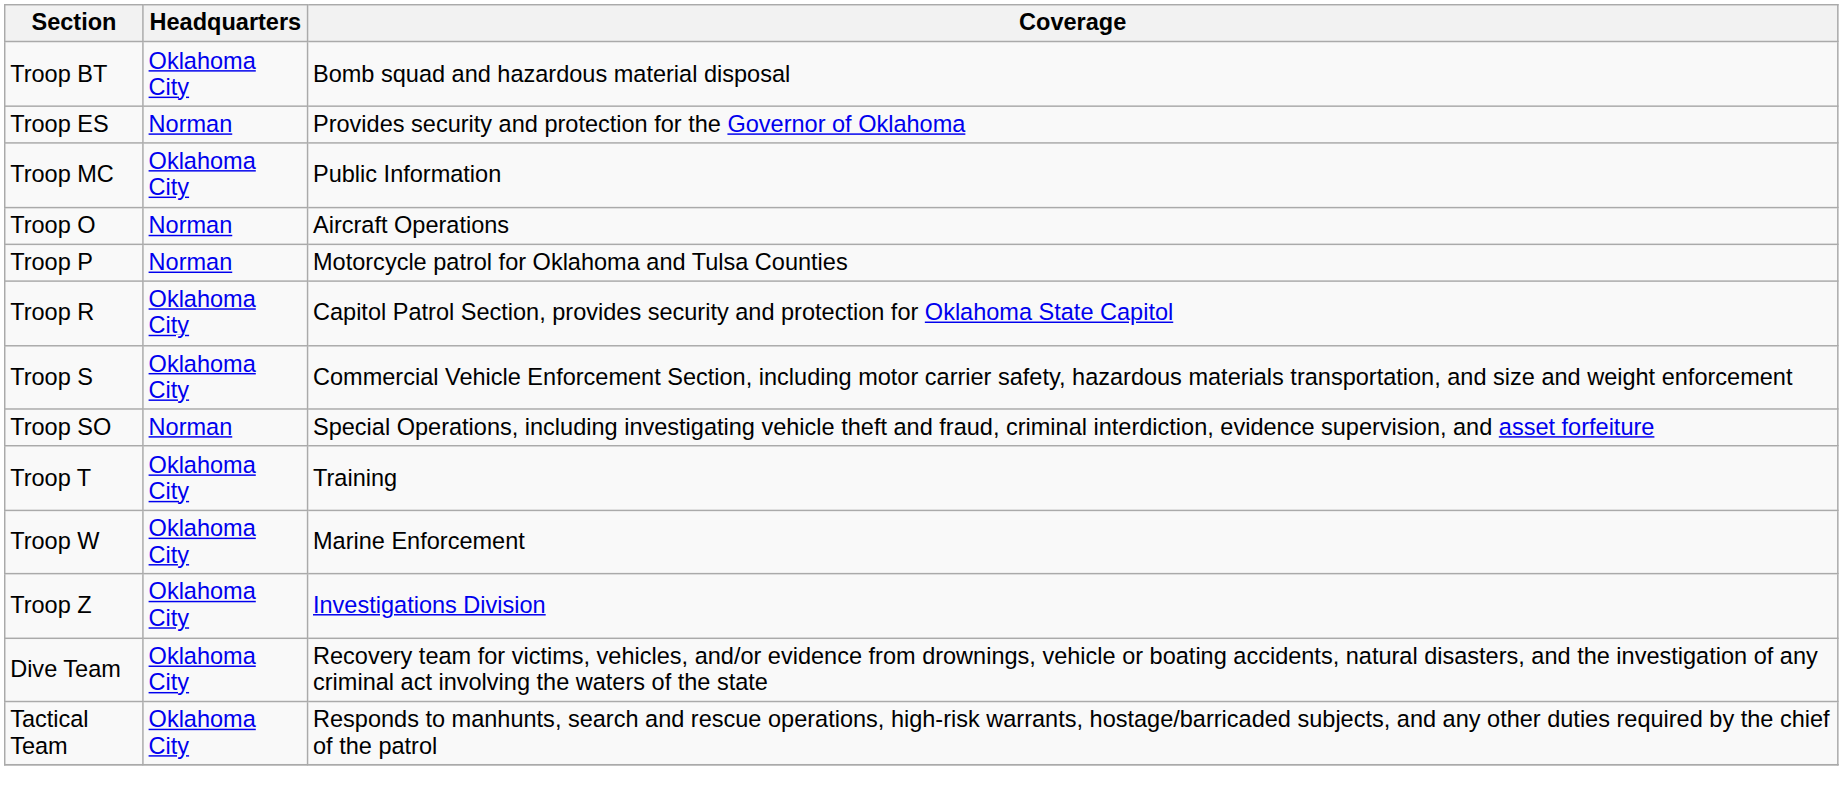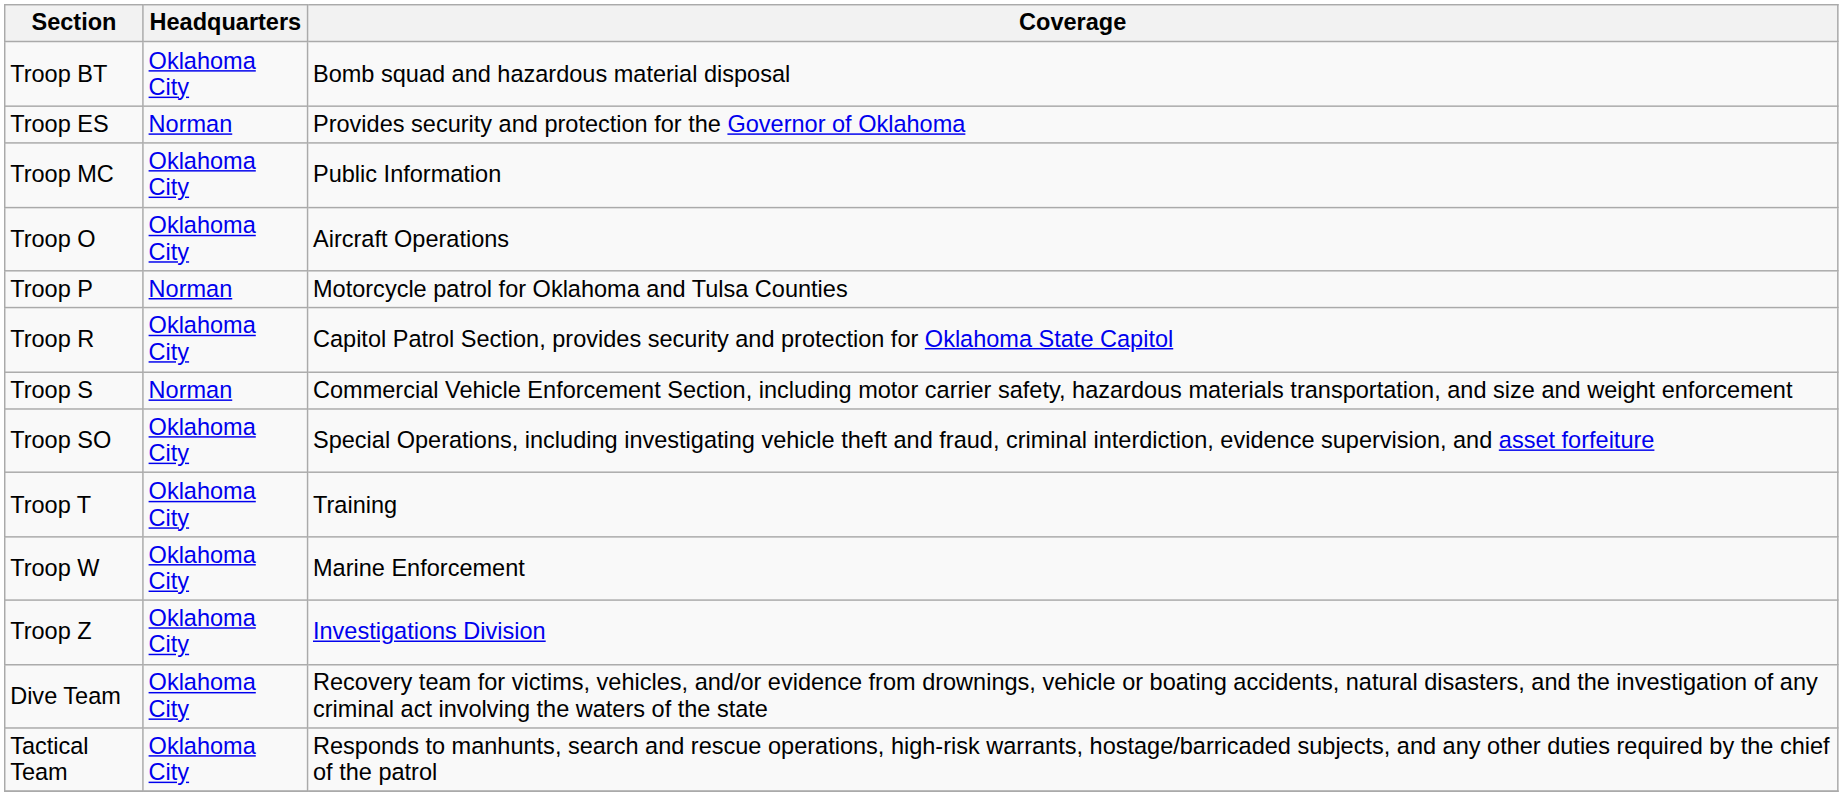(190, 225) Norman -> (202, 238) Oklahoma City
(202, 376) Oklahoma City -> (190, 390) Norman
(190, 427) Norman -> (202, 440) Oklahoma City
